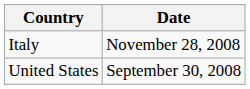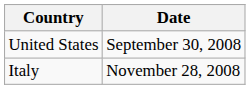rows swapped: (53, 71) <-> (24, 44)
